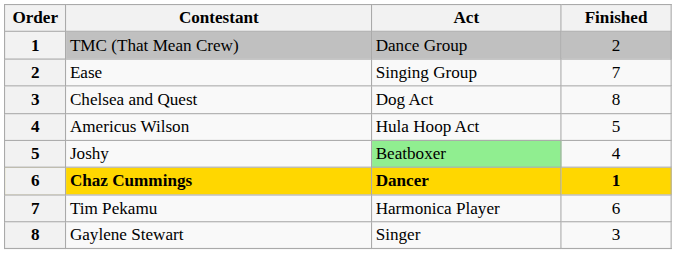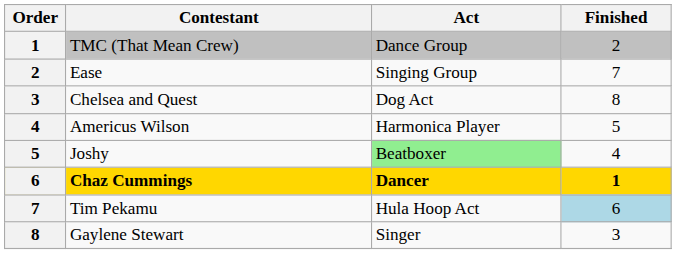(427, 126) Hula Hoop Act -> (438, 126) Harmonica Player
(438, 208) Harmonica Player -> (427, 208) Hula Hoop Act
(616, 208) no background -> (616, 208) lightblue background
